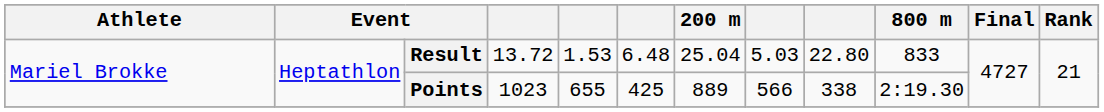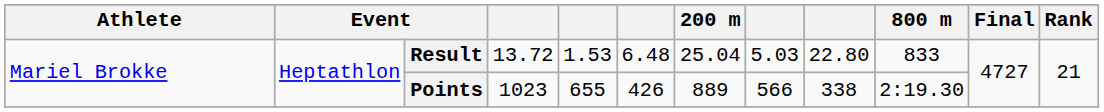(646, 90) 425 -> (646, 90) 426
